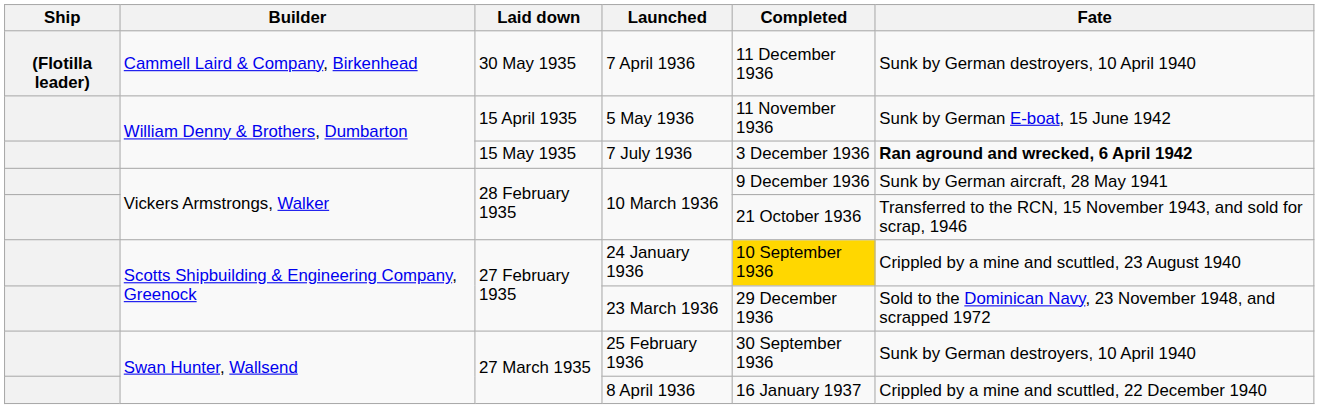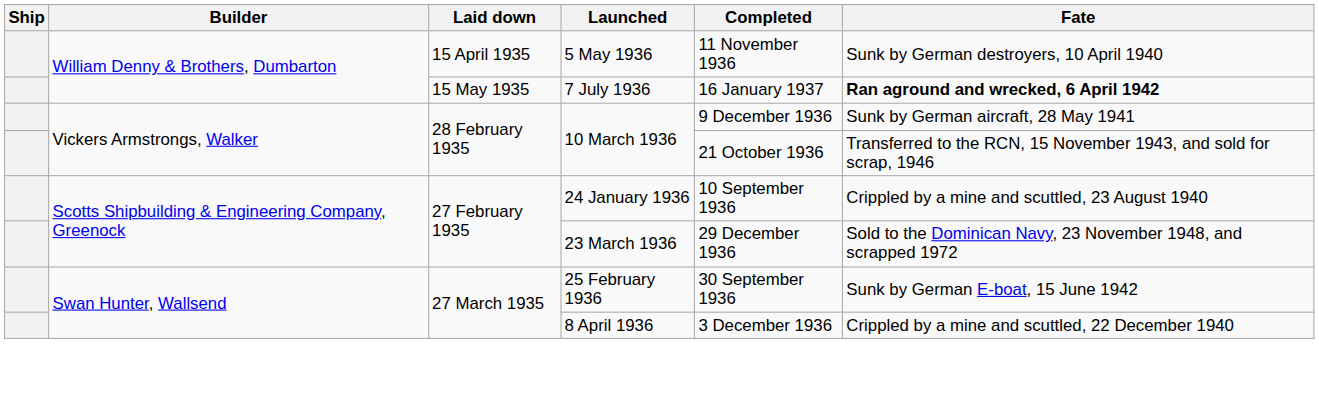- row: (527, 63)
(1025, 118) Sunk by German E-boat, 15 June 1942 -> (1005, 53) Sunk by German destroyers, 10 April 1940
(803, 154) 3 December 1936 -> (761, 90) 16 January 1937
(789, 262) gold background -> (751, 198) no background
(1038, 353) Sunk by German destroyers, 10 April 1940 -> (992, 289) Sunk by German E-boat, 15 June 1942
(799, 389) 16 January 1937 -> (765, 325) 3 December 1936
